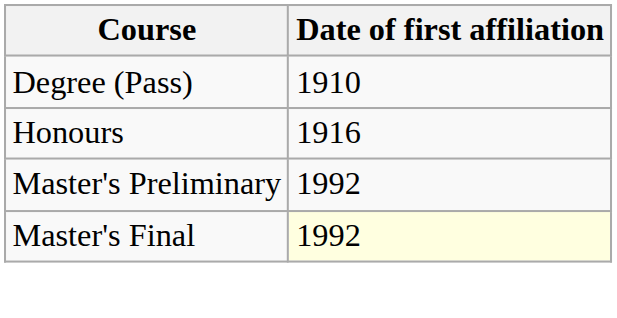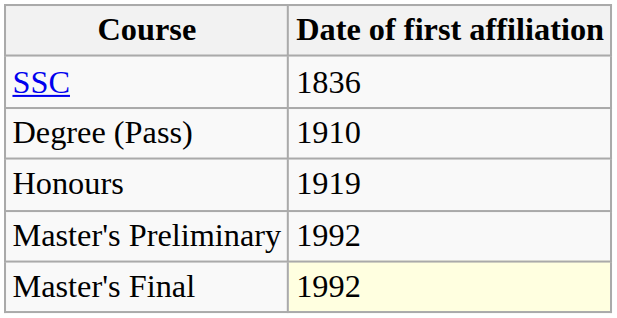+ row: (41, 81)
(328, 132) 1916 -> (328, 183) 1919
